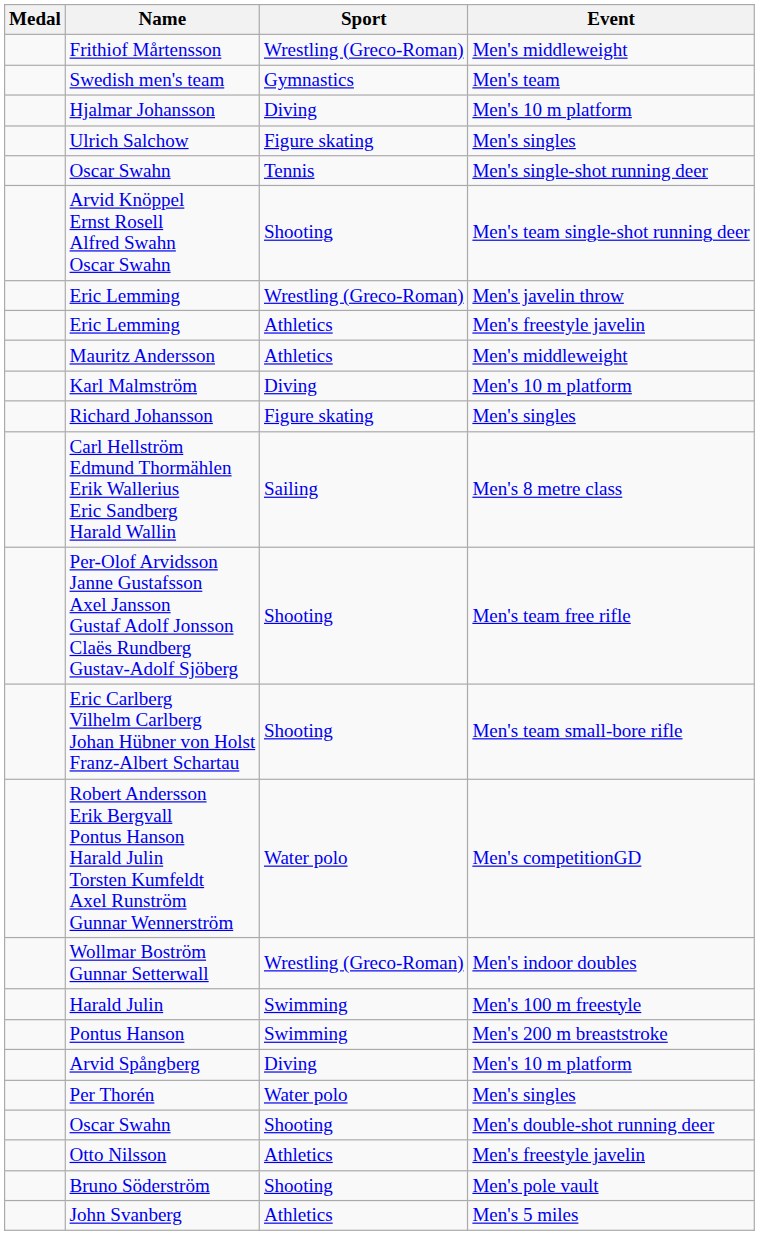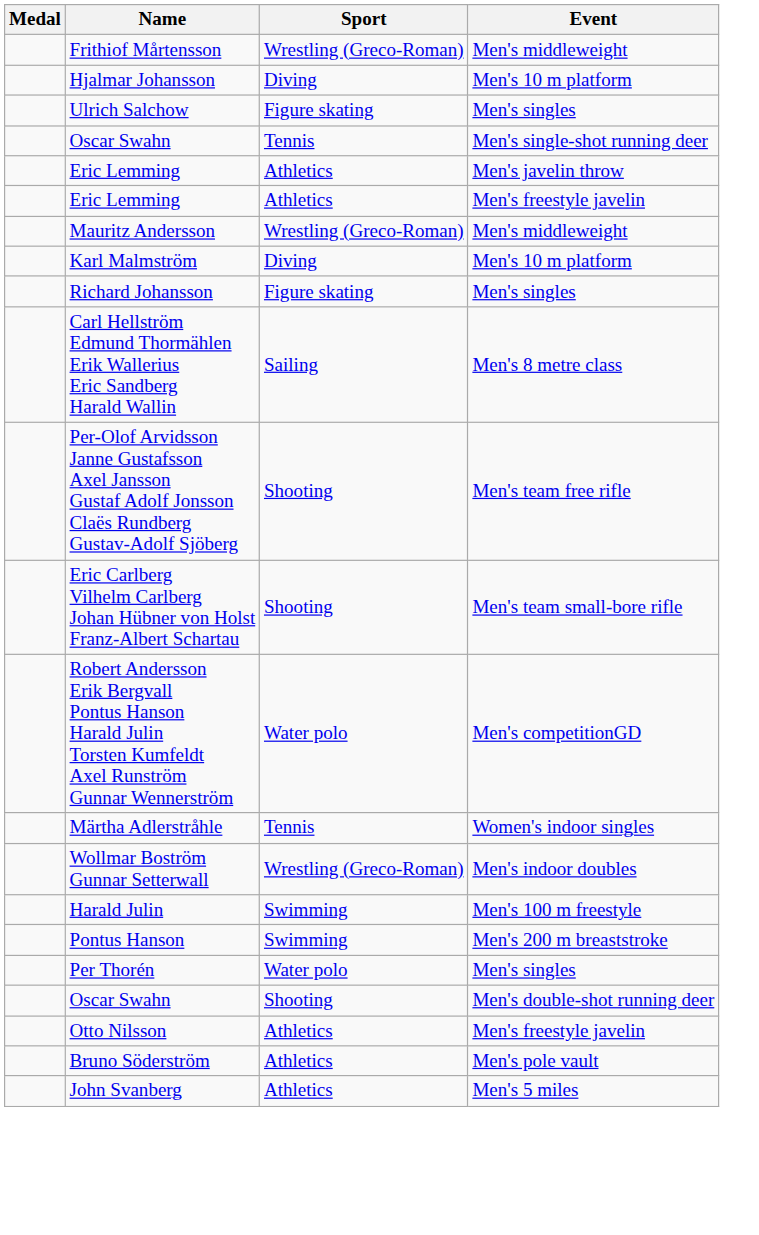- row: (147, 79)
- row: (127, 232)
(364, 295) Wrestling (Greco-Roman) -> (298, 170) Athletics
(298, 355) Athletics -> (364, 230) Wrestling (Greco-Roman)
+ row: (146, 827)
- row: (135, 1064)
(298, 1185) Shooting -> (298, 1060) Athletics
